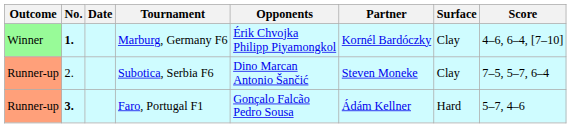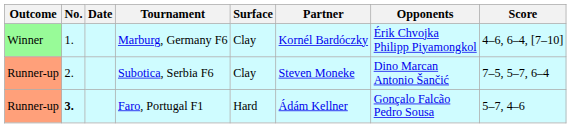columns swapped: (457, 14) <-> (285, 14)
(69, 40) bold -> (69, 40) normal
